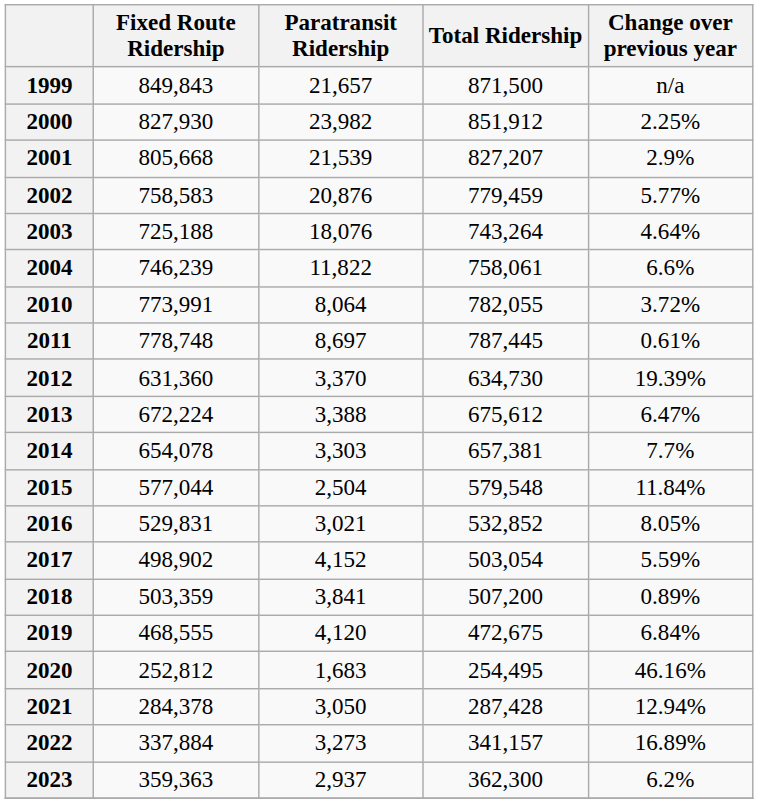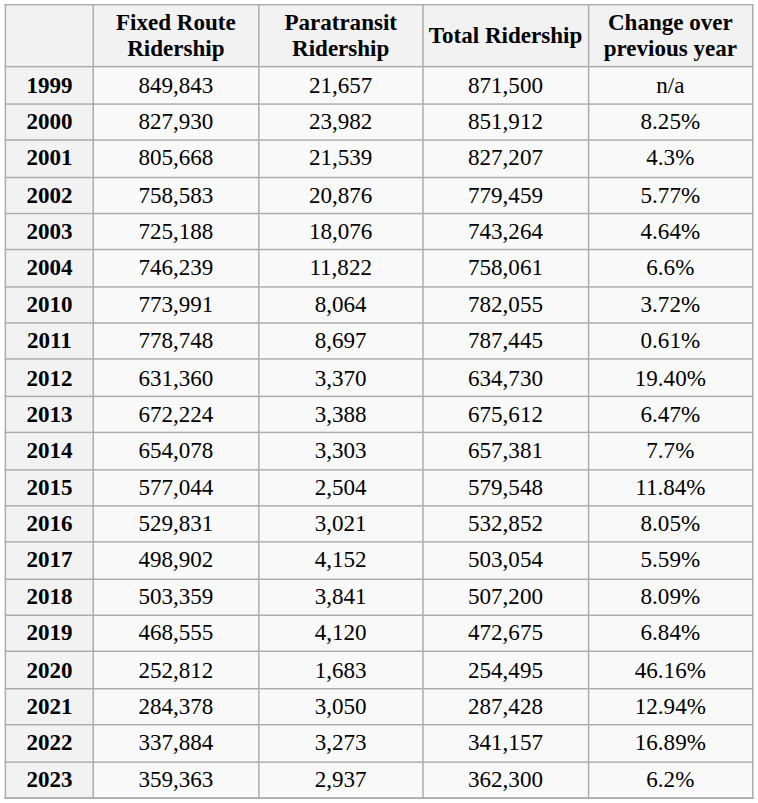(670, 121) 2.25% -> (670, 121) 8.25%
(670, 158) 2.9% -> (670, 158) 4.3%
(670, 377) 19.39% -> (670, 377) 19.40%
(670, 596) 0.89% -> (670, 596) 8.09%
